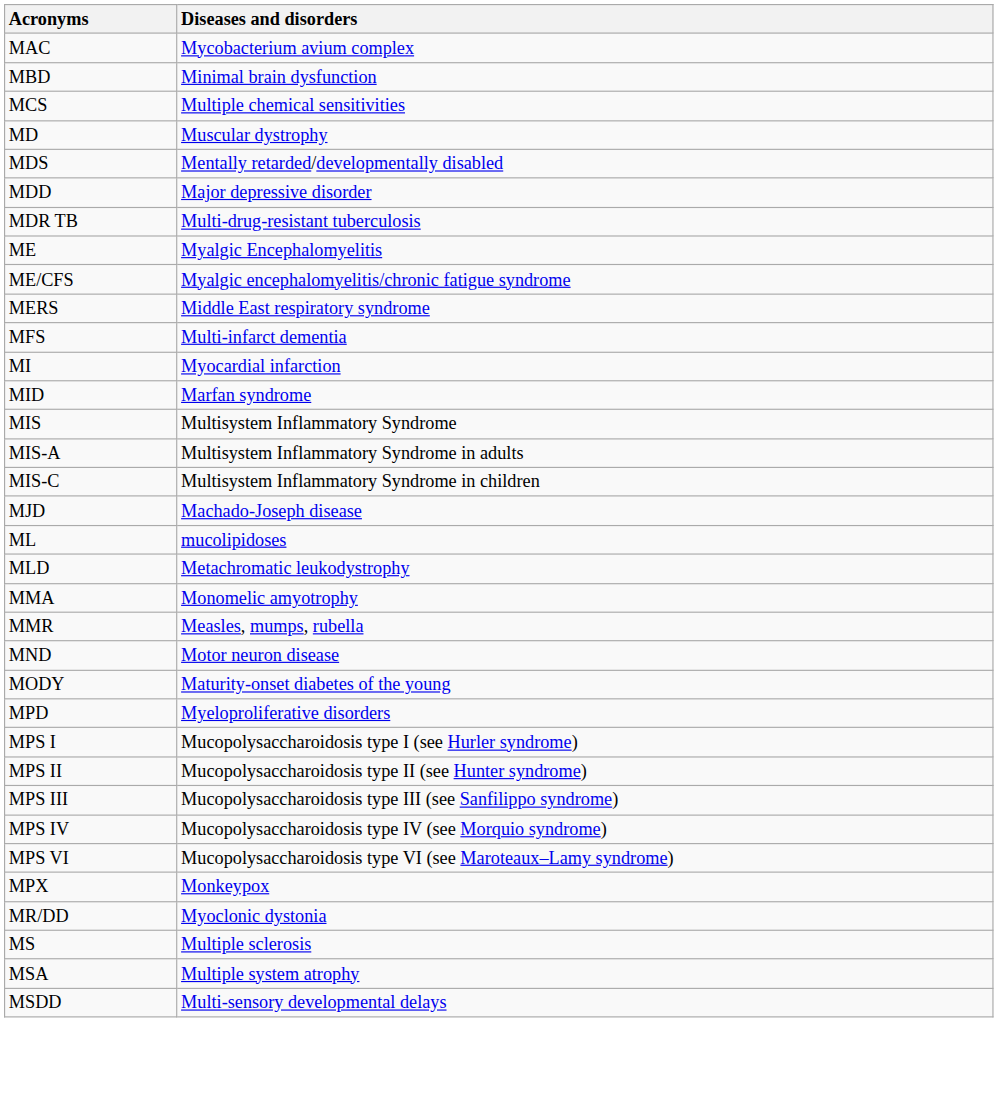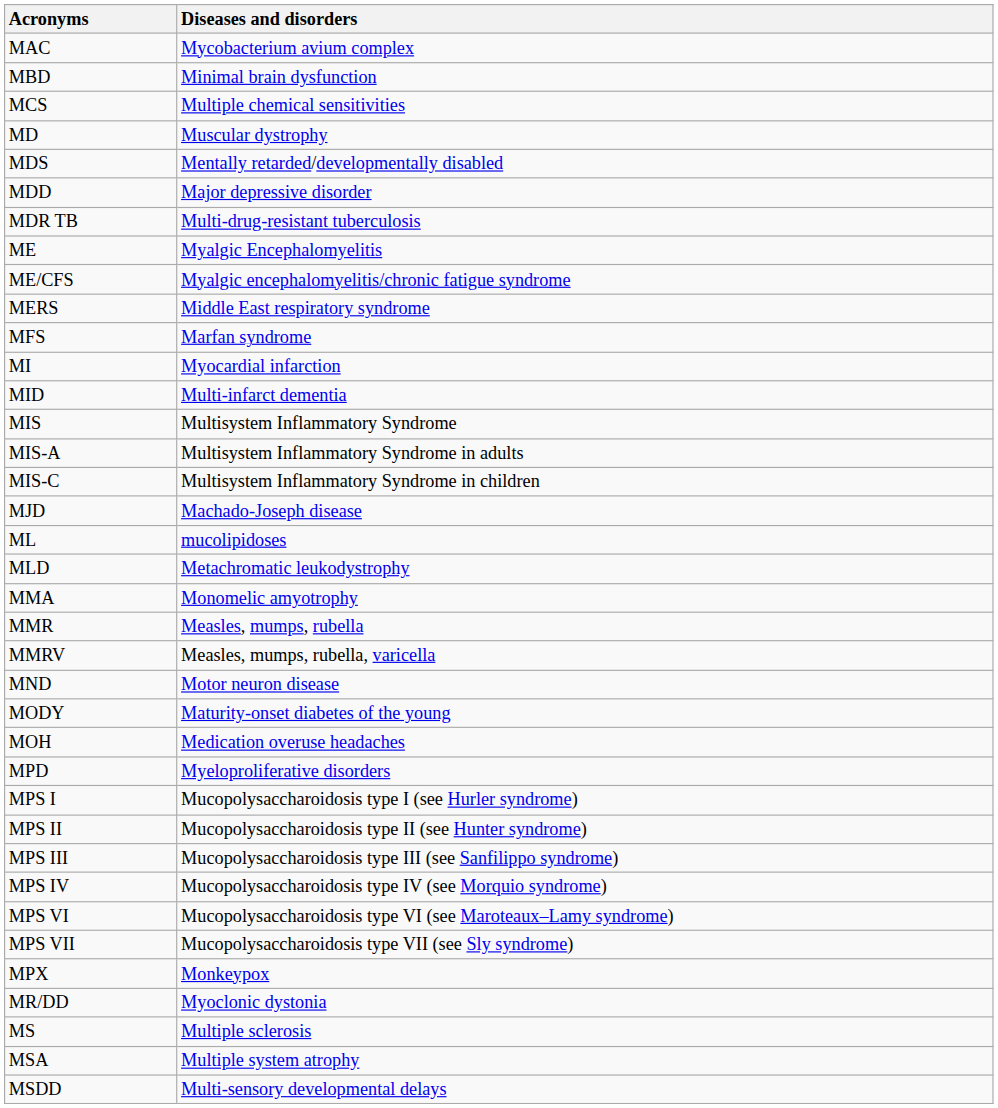(264, 337) Multi-infarct dementia -> (246, 337) Marfan syndrome
(246, 395) Marfan syndrome -> (264, 395) Multi-infarct dementia
+ row: (37, 655)
+ row: (30, 742)
+ row: (42, 944)
